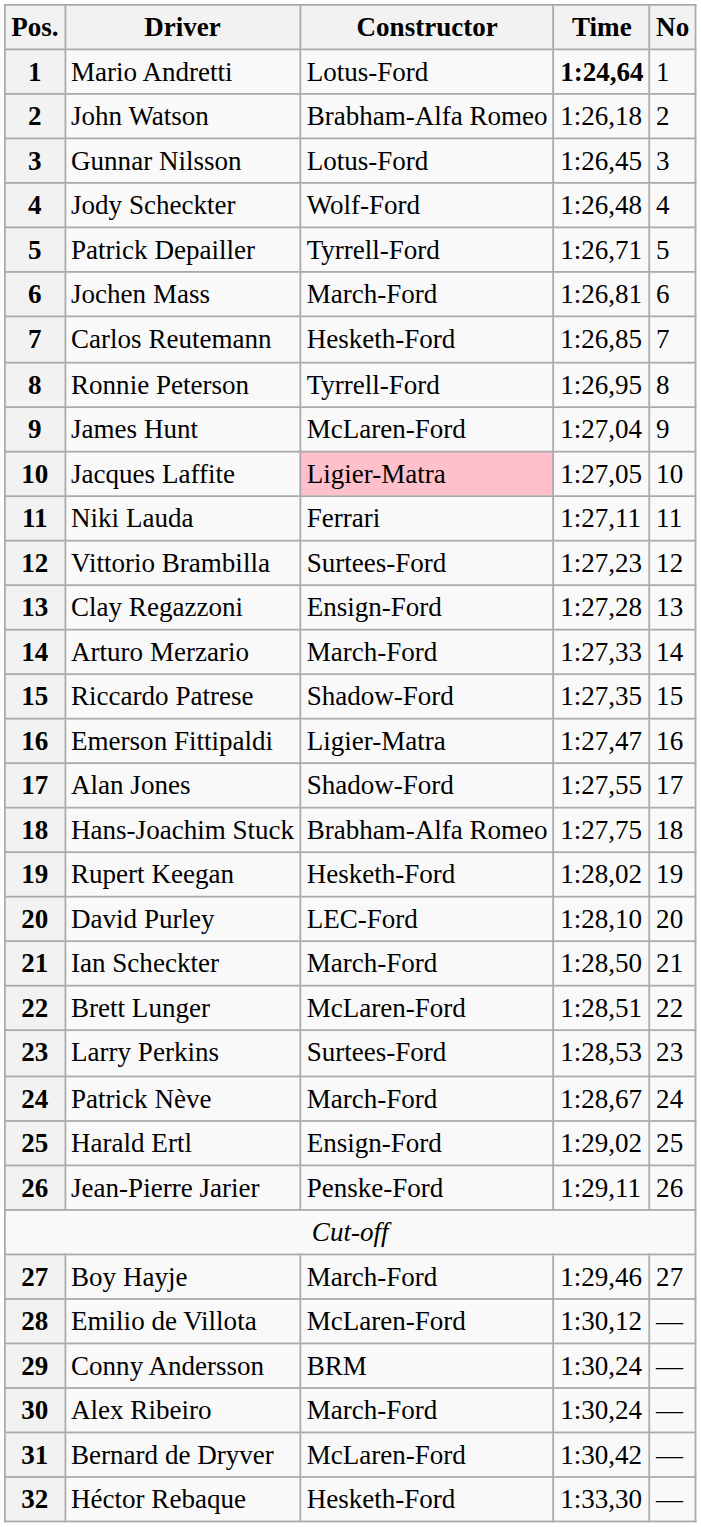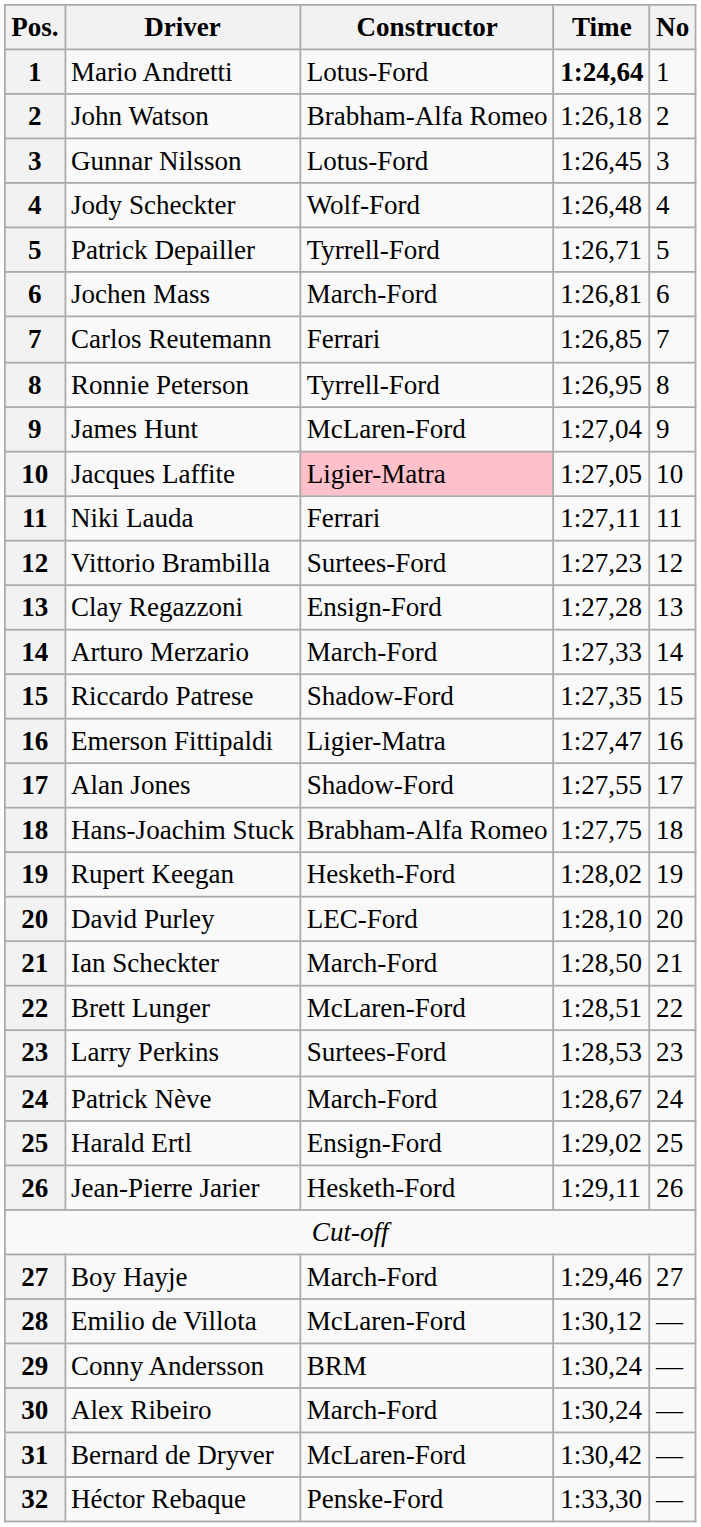(381, 339) Hesketh-Ford -> (343, 339) Ferrari
(375, 1186) Penske-Ford -> (381, 1186) Hesketh-Ford
(381, 1499) Hesketh-Ford -> (375, 1499) Penske-Ford
